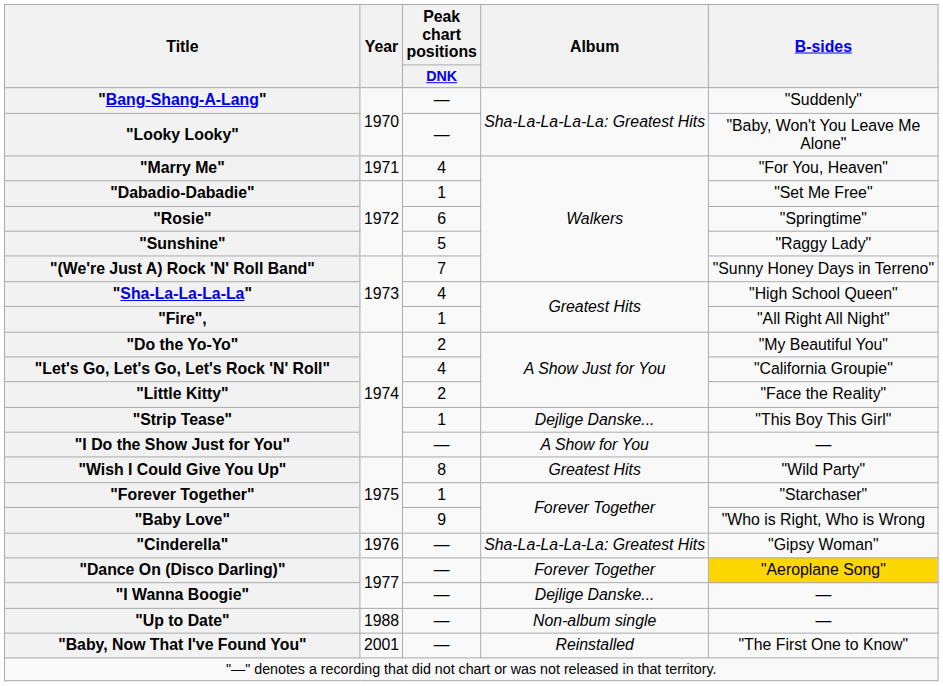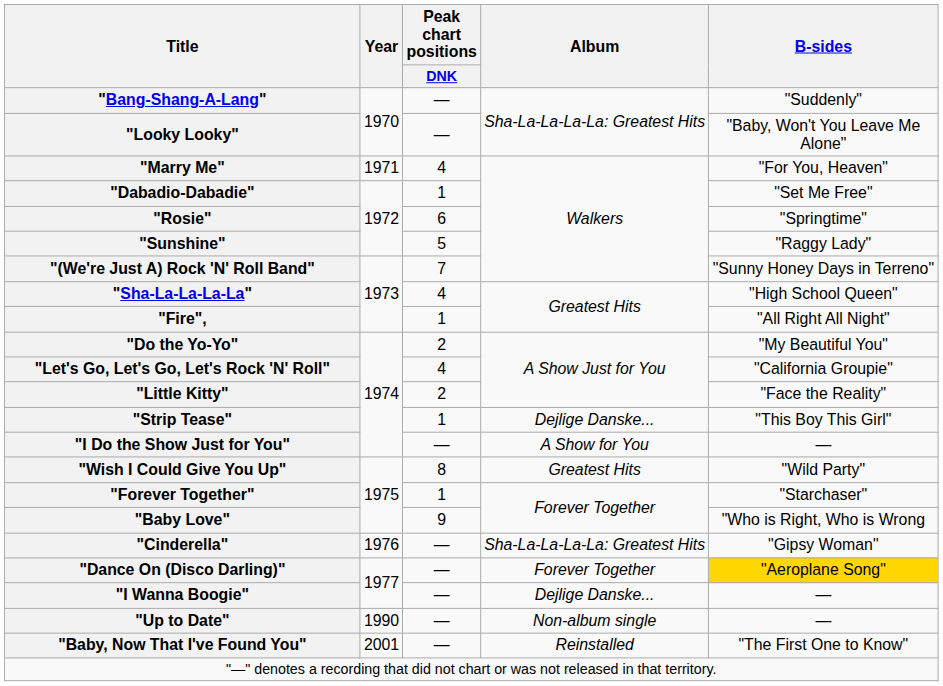(382, 620) 1988 -> (382, 620) 1990
